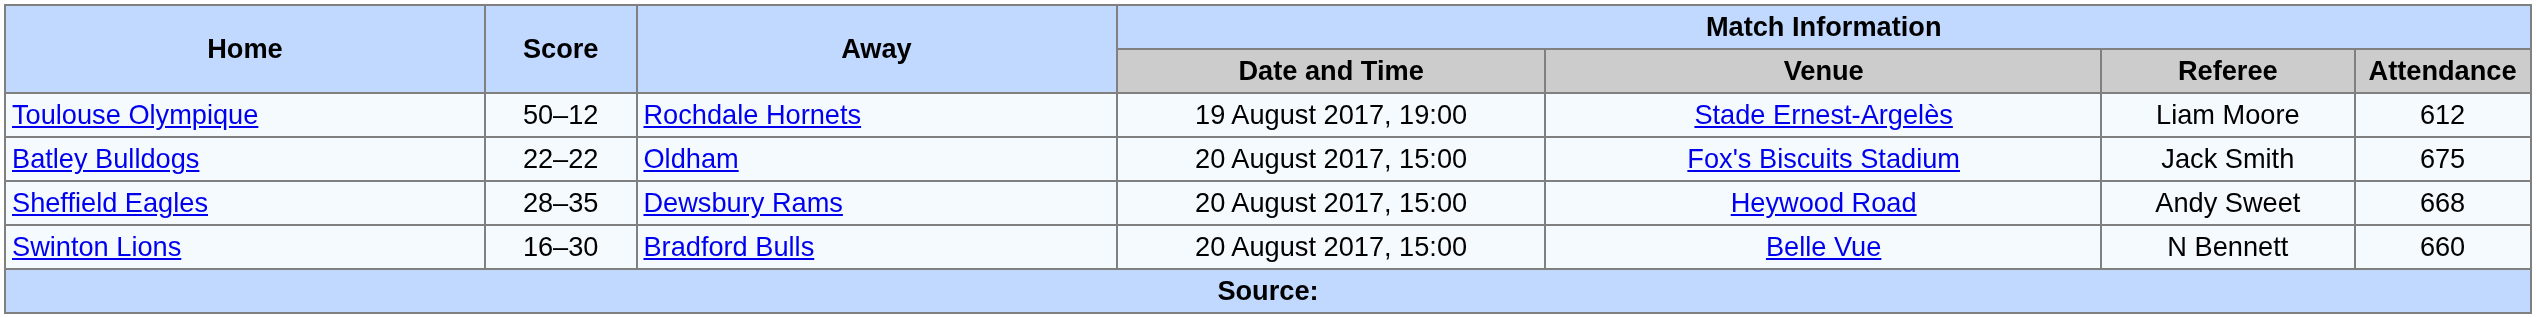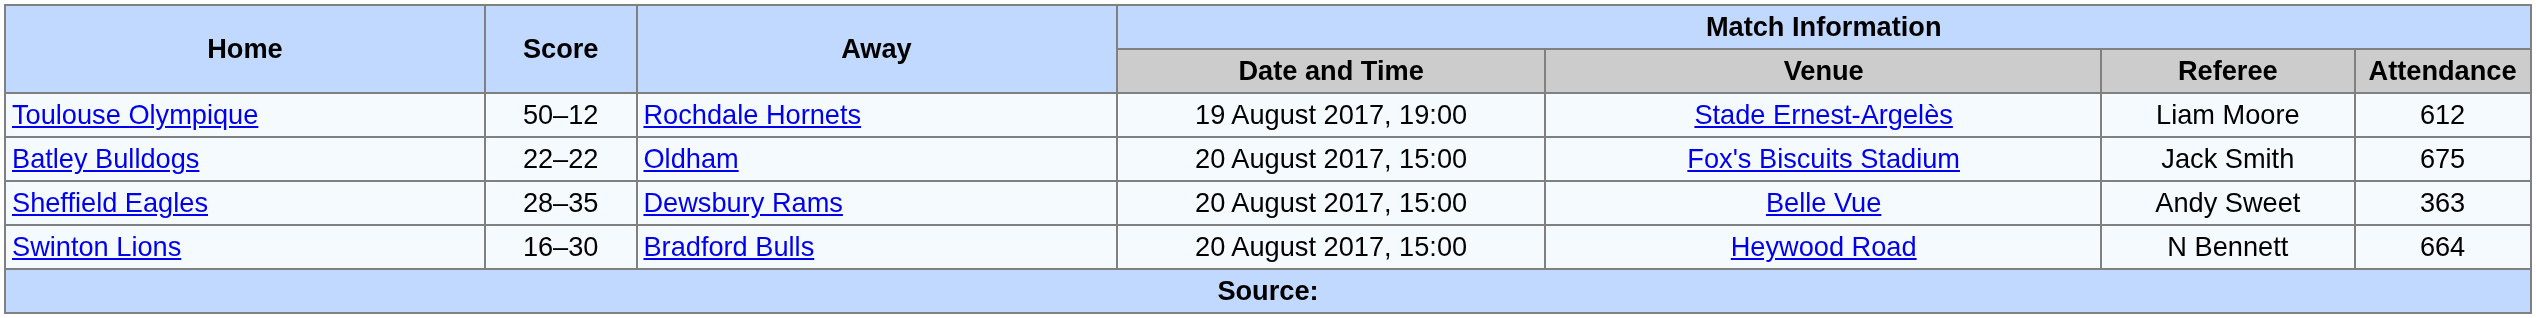(1824, 203) Heywood Road -> (1824, 203) Belle Vue
(2443, 203) 668 -> (2443, 203) 363
(1824, 247) Belle Vue -> (1824, 247) Heywood Road
(2443, 247) 660 -> (2443, 247) 664
